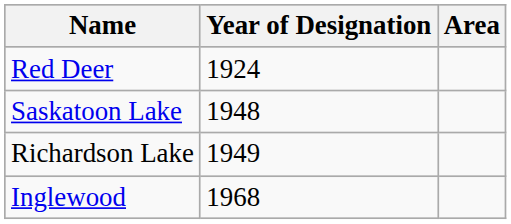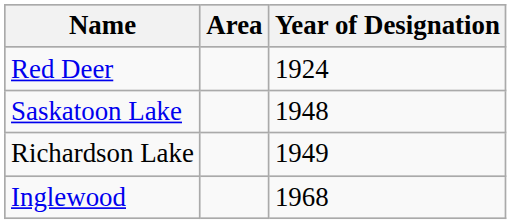columns swapped: (319, 25) <-> (472, 25)
